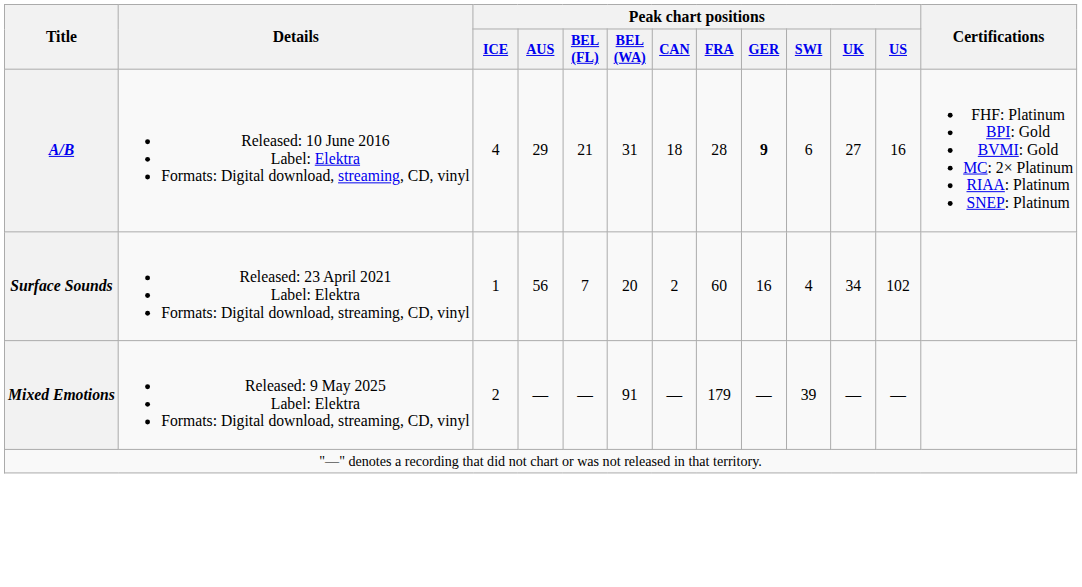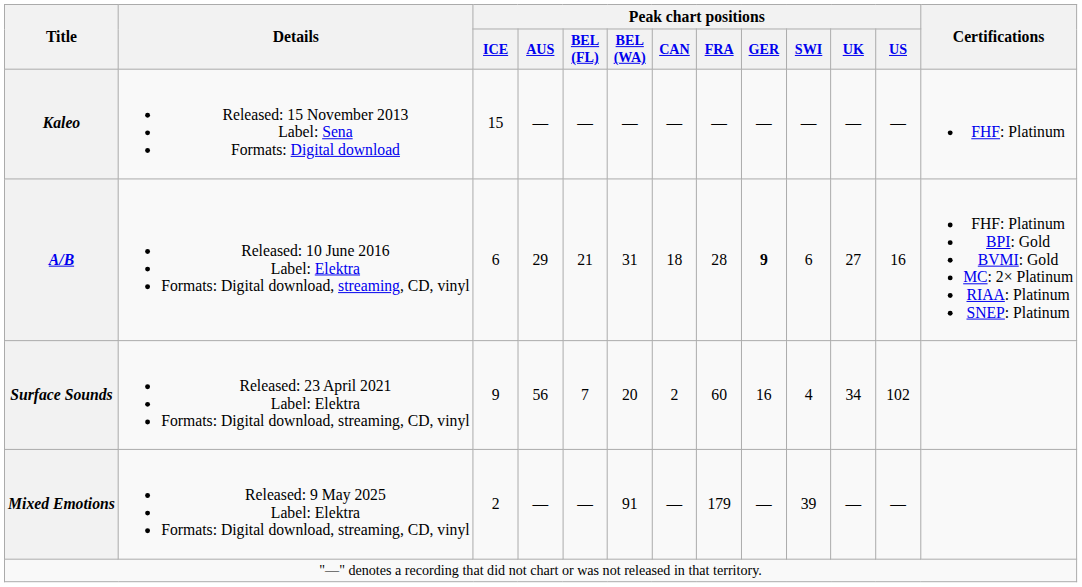+ row: (61, 123)
(496, 150) 4 -> (496, 259) 6
(496, 285) 1 -> (496, 395) 9
